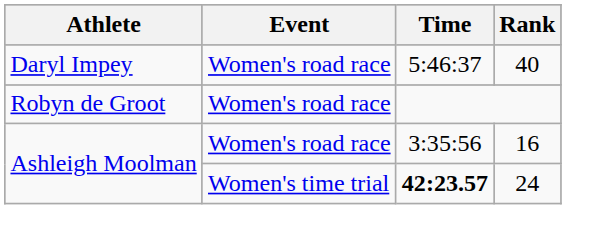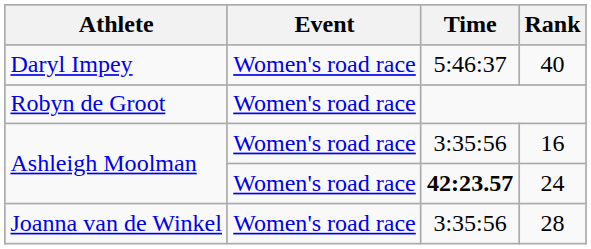(299, 183) Women's time trial -> (325, 183) Women's road race
+ row: (553, 223)
